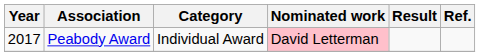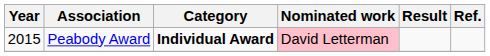(24, 39) 2017 -> (24, 39) 2015
(210, 39) normal -> (216, 39) bold
